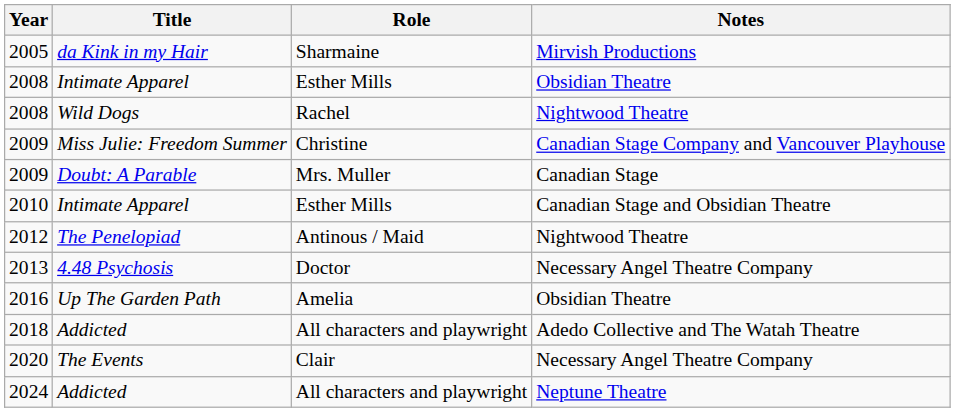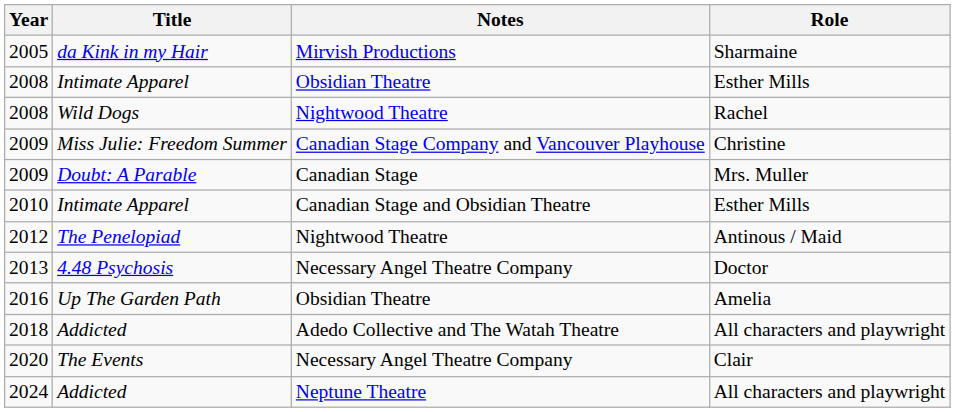columns swapped: (412, 19) <-> (741, 19)
